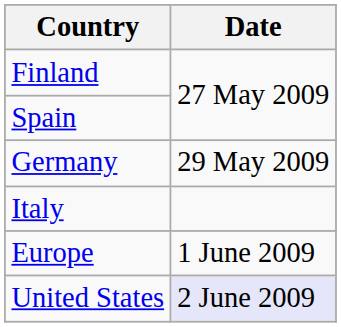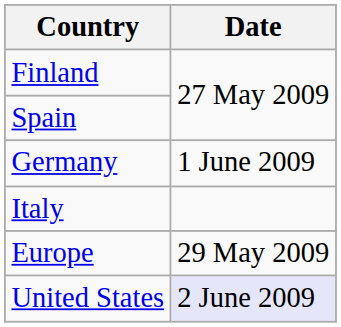(253, 162) 29 May 2009 -> (246, 162) 1 June 2009
(246, 252) 1 June 2009 -> (253, 252) 29 May 2009
